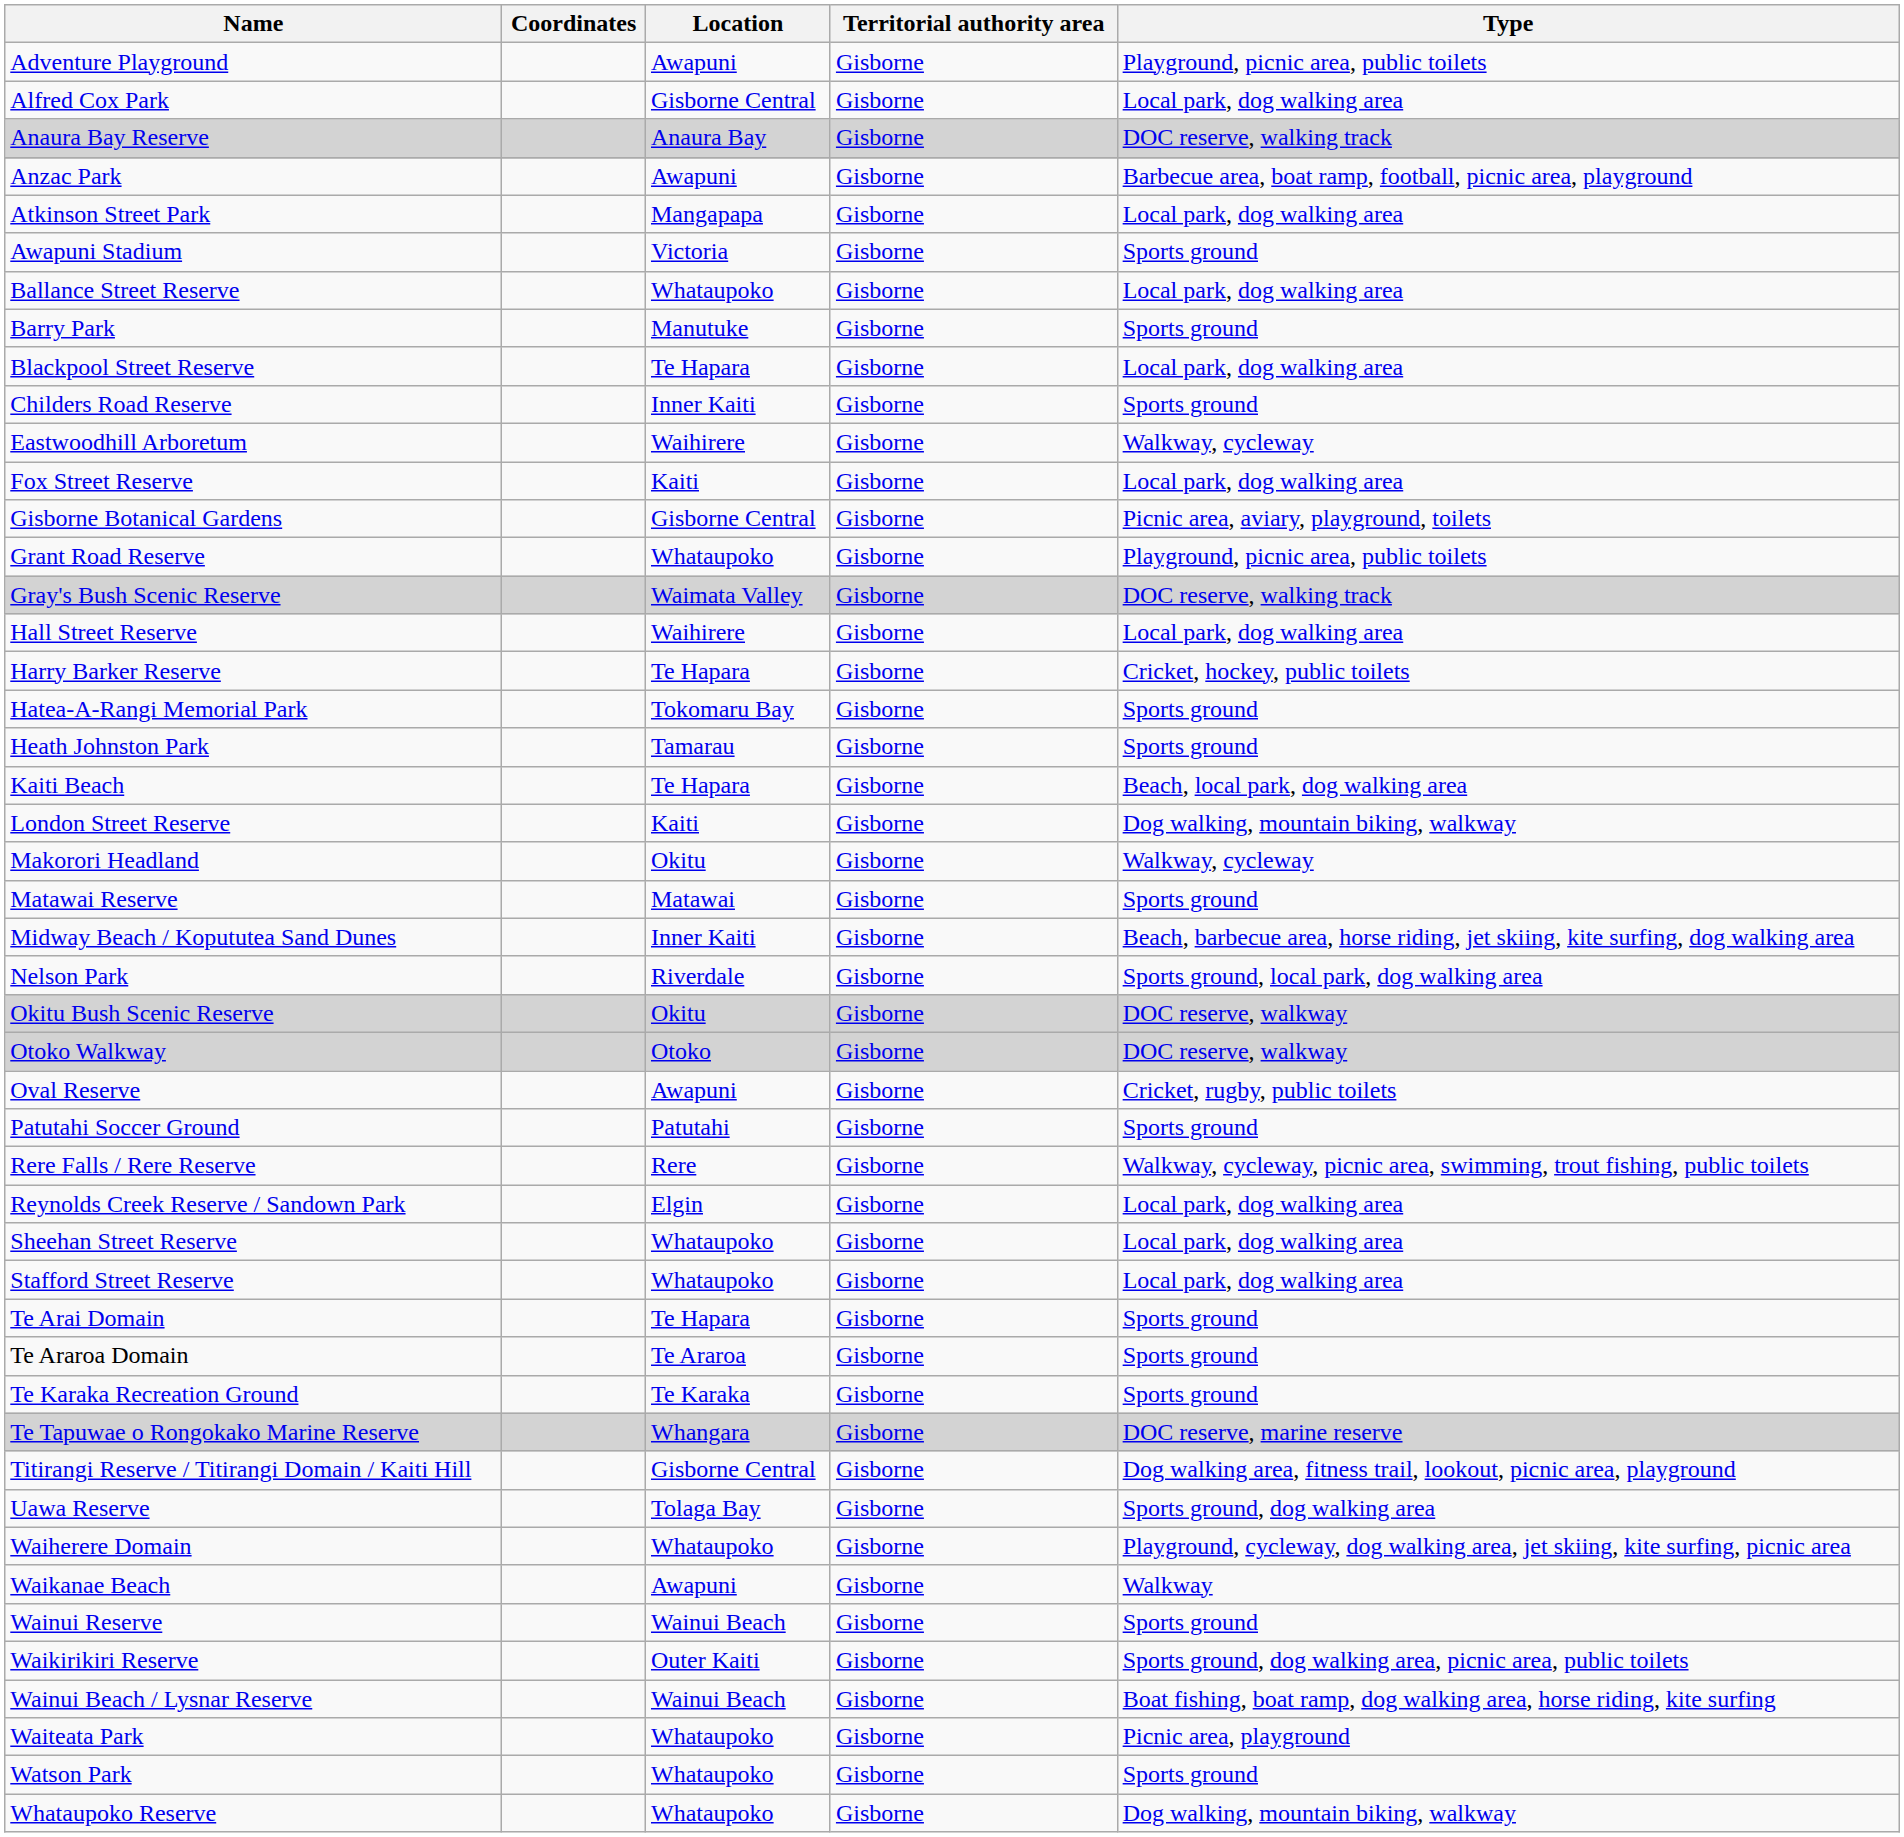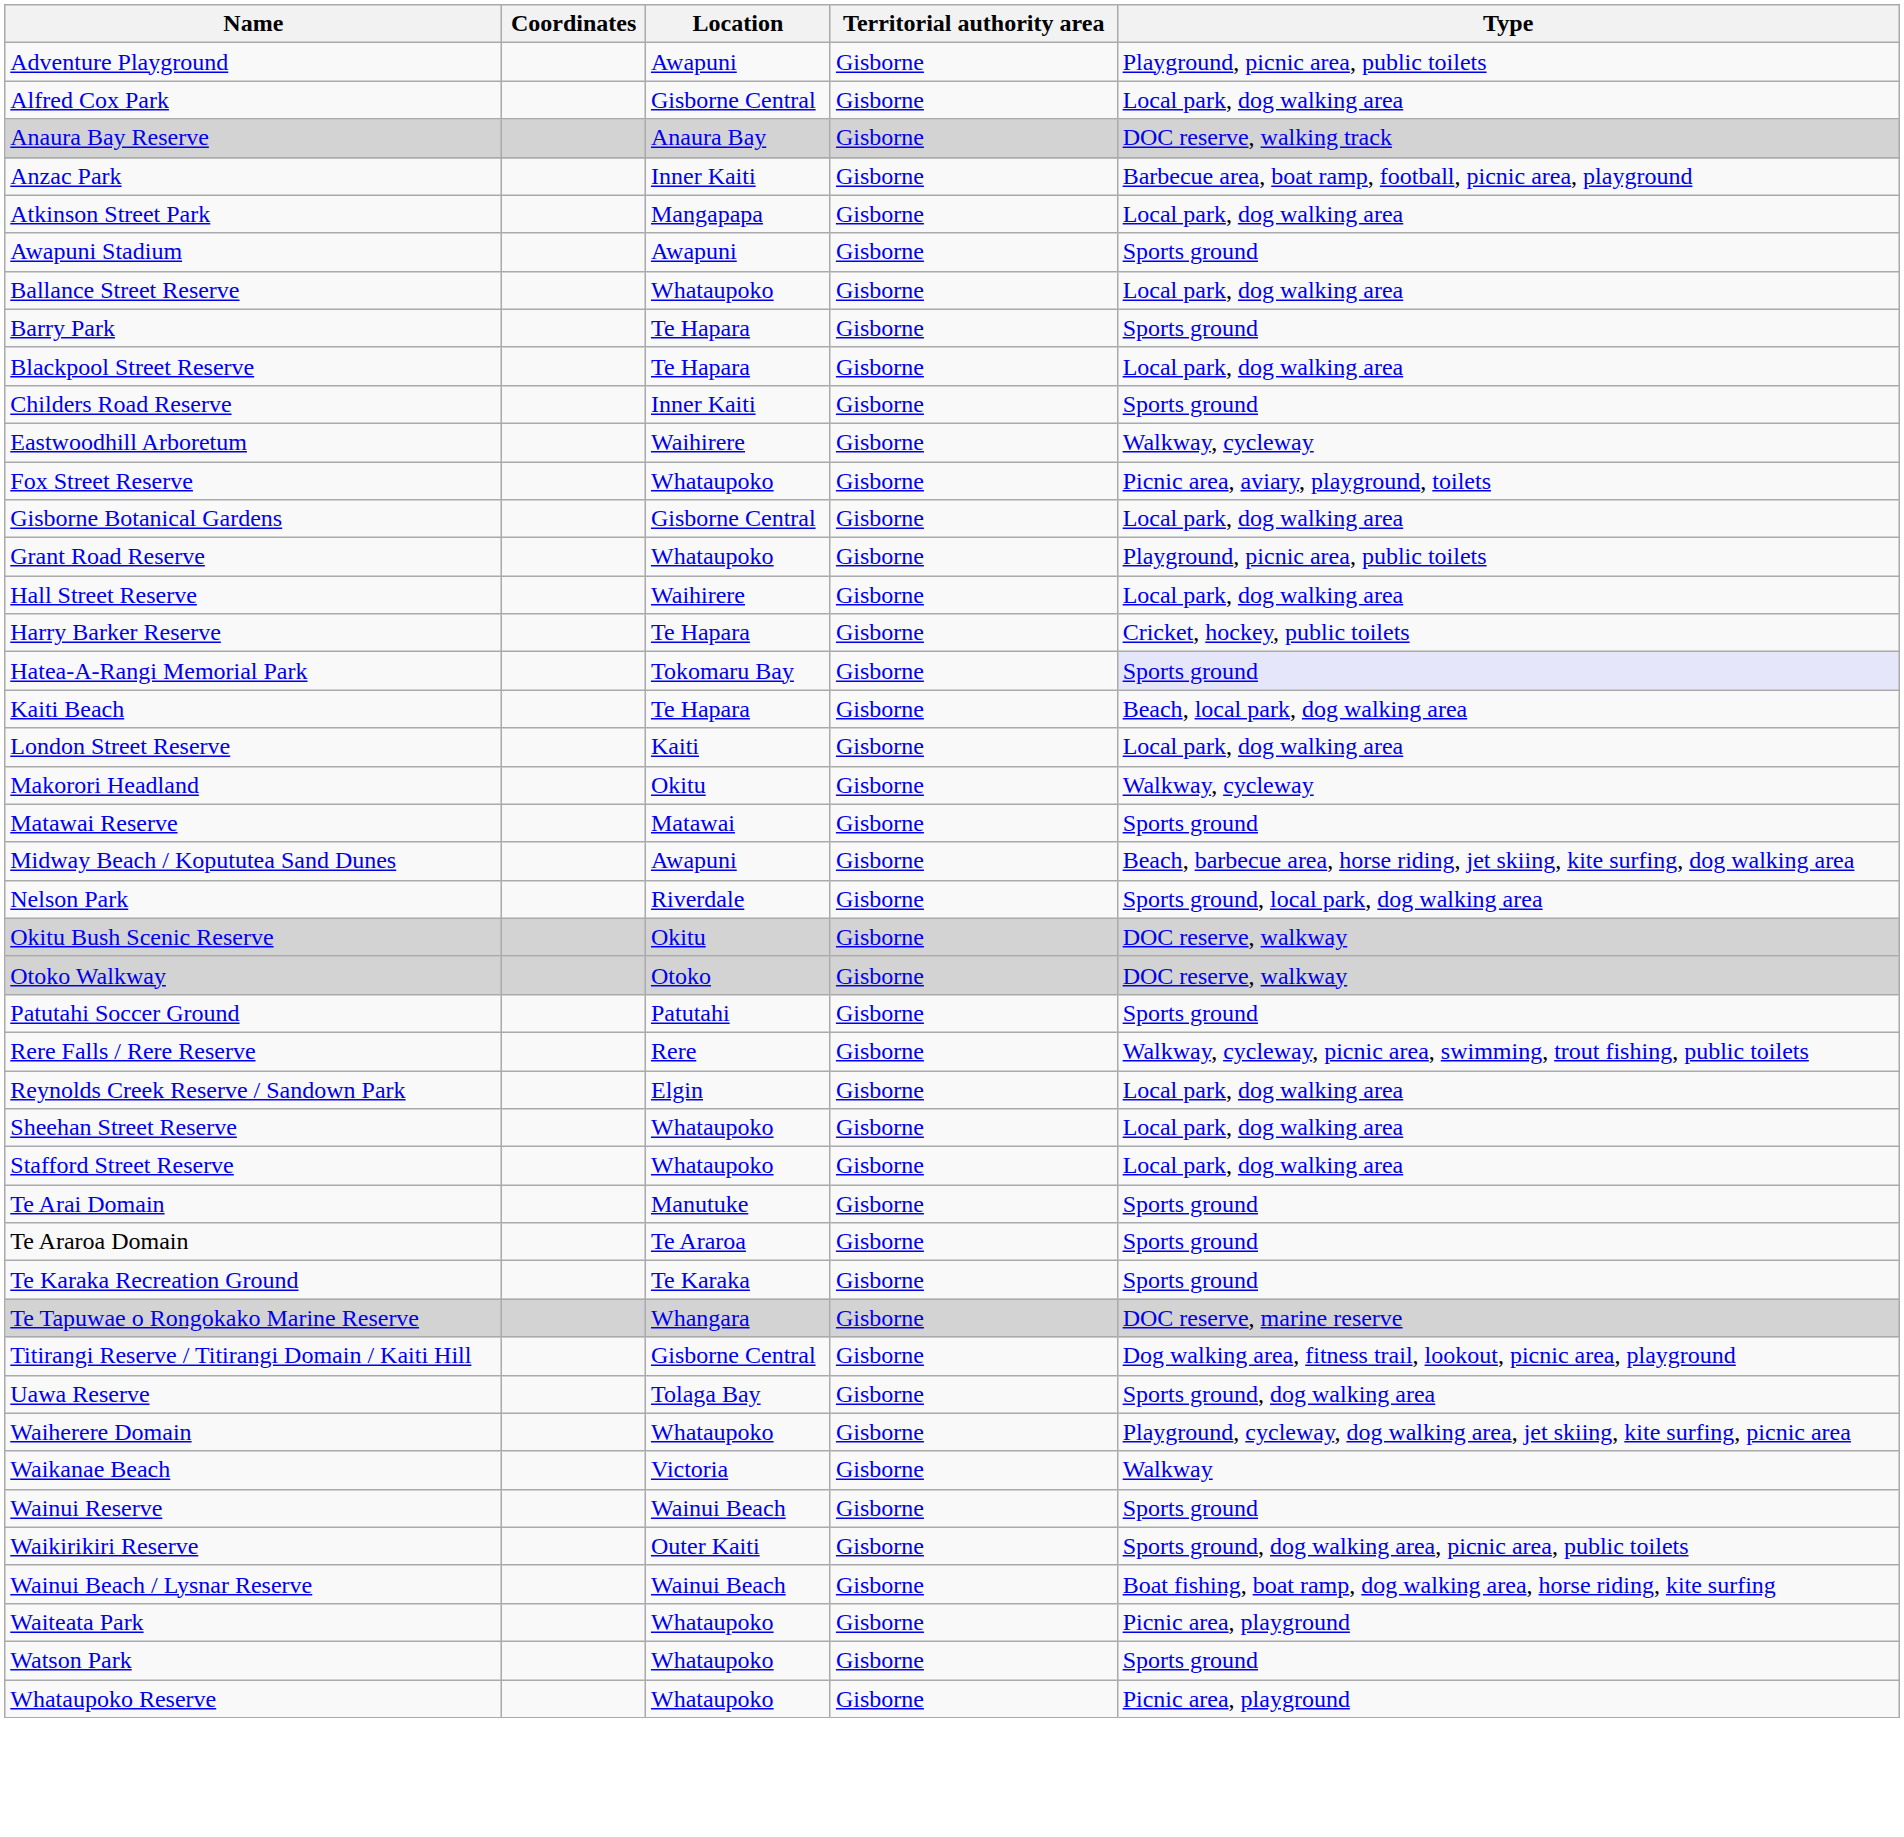(694, 175) Awapuni -> (703, 175) Inner Kaiti
(690, 251) Victoria -> (694, 251) Awapuni
(700, 328) Manutuke -> (700, 328) Te Hapara
(675, 480) Kaiti -> (712, 480) Whataupoko
(1263, 480) Local park, dog walking area -> (1307, 480) Picnic area, aviary, playground, toilets
(1307, 518) Picnic area, aviary, playground, toilets -> (1263, 518) Local park, dog walking area
- row: (145, 594)
(1190, 708) no background -> (1190, 670) lavender background
- row: (110, 746)
(1319, 822) Dog walking, mountain biking, walkway -> (1263, 746) Local park, dog walking area
(703, 937) Inner Kaiti -> (694, 860) Awapuni
- row: (75, 1089)
(700, 1317) Te Hapara -> (700, 1203) Manutuke
(694, 1584) Awapuni -> (690, 1469) Victoria
(1319, 1812) Dog walking, mountain biking, walkway -> (1236, 1698) Picnic area, playground
